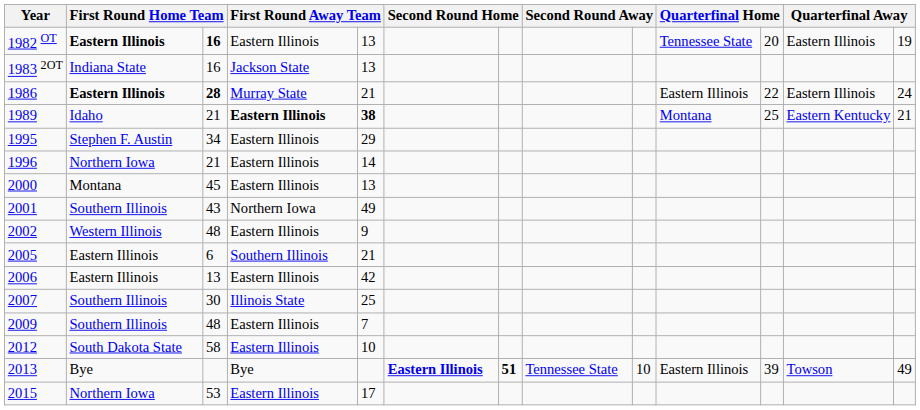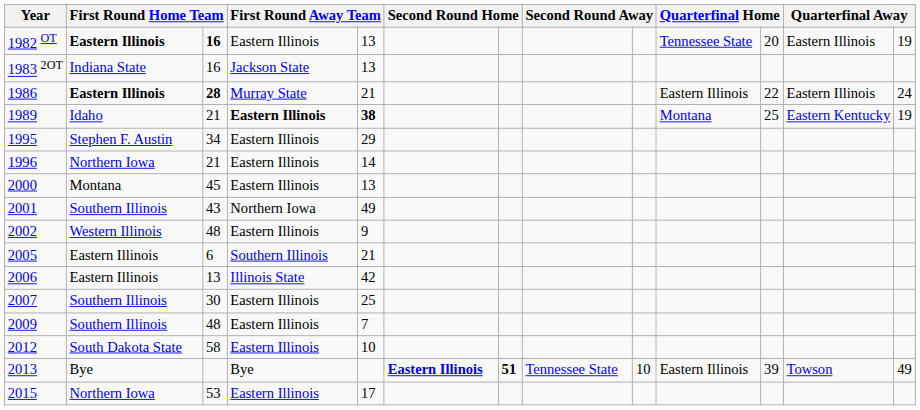(904, 116) 21 -> (904, 116) 19
(275, 277) Eastern Illinois -> (267, 277) Illinois State
(267, 301) Illinois State -> (275, 301) Eastern Illinois
